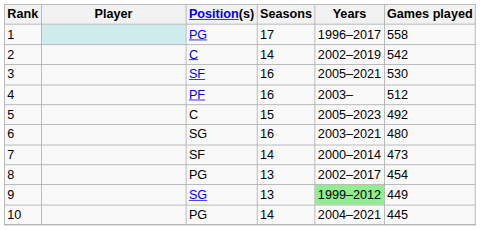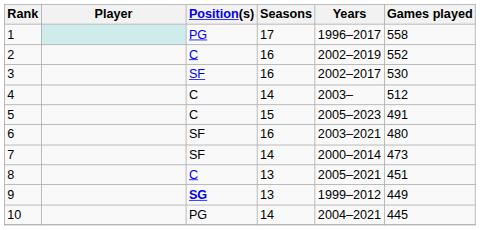(267, 54) 14 -> (267, 54) 16
(398, 54) 542 -> (398, 54) 552
(350, 74) 2005–2021 -> (350, 74) 2002–2017
(197, 94) PF -> (193, 94) C
(267, 94) 16 -> (267, 94) 14
(398, 114) 492 -> (398, 114) 491
(198, 134) SG -> (197, 134) SF
(198, 174) PG -> (193, 174) C
(350, 174) 2002–2017 -> (350, 174) 2005–2021
(398, 174) 454 -> (398, 174) 451
(198, 194) normal -> (198, 194) bold
(350, 194) lightgreen background -> (350, 194) no background
